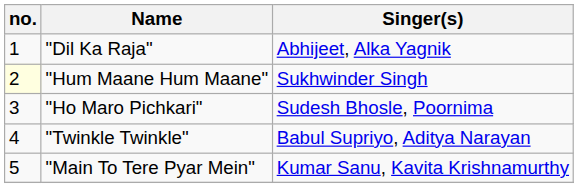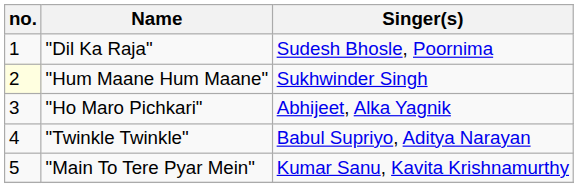(364, 49) Abhijeet, Alka Yagnik -> (385, 49) Sudesh Bhosle, Poornima
(385, 108) Sudesh Bhosle, Poornima -> (364, 108) Abhijeet, Alka Yagnik
